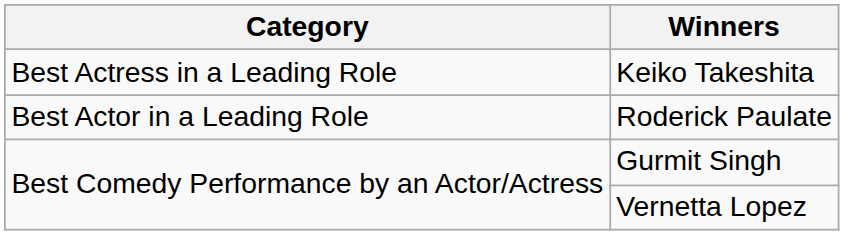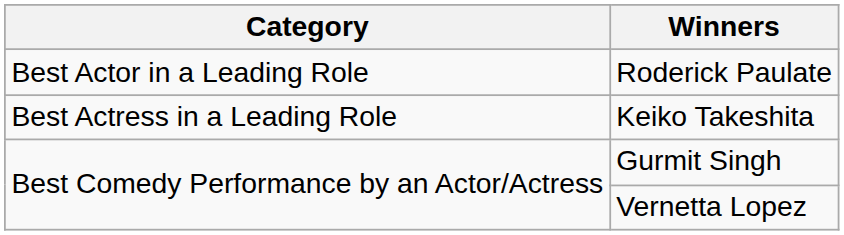rows swapped: (724, 116) <-> (715, 71)
